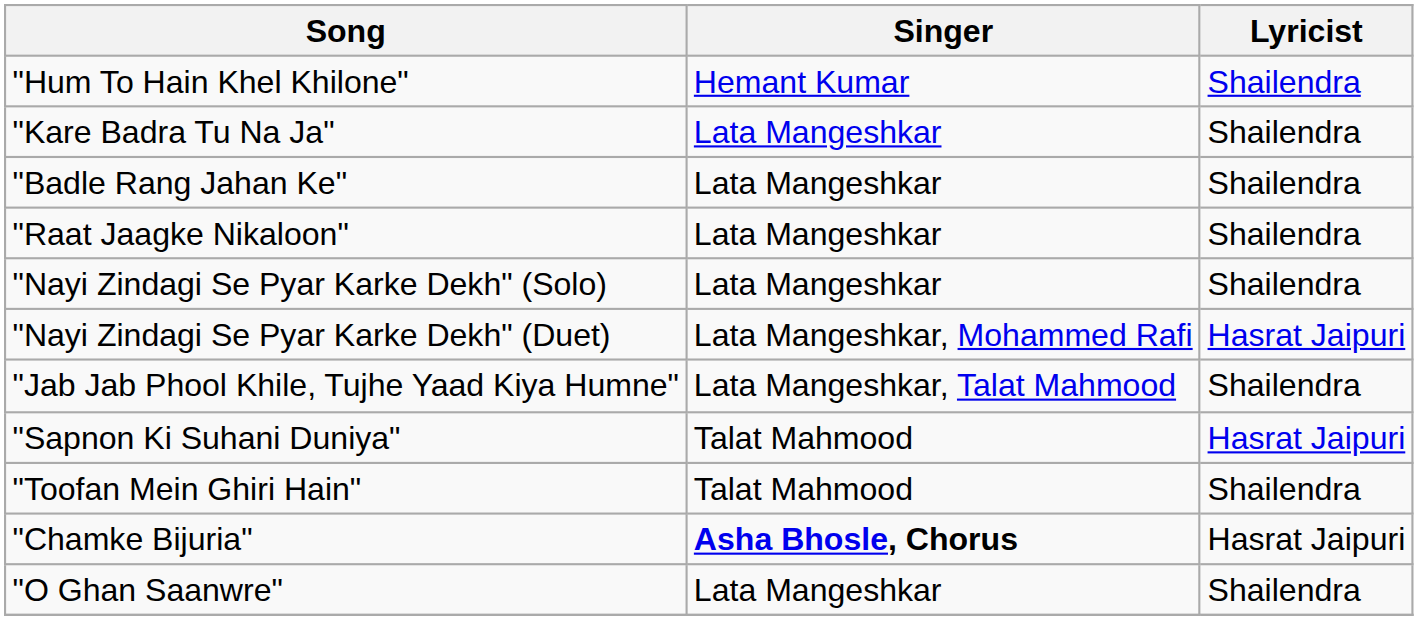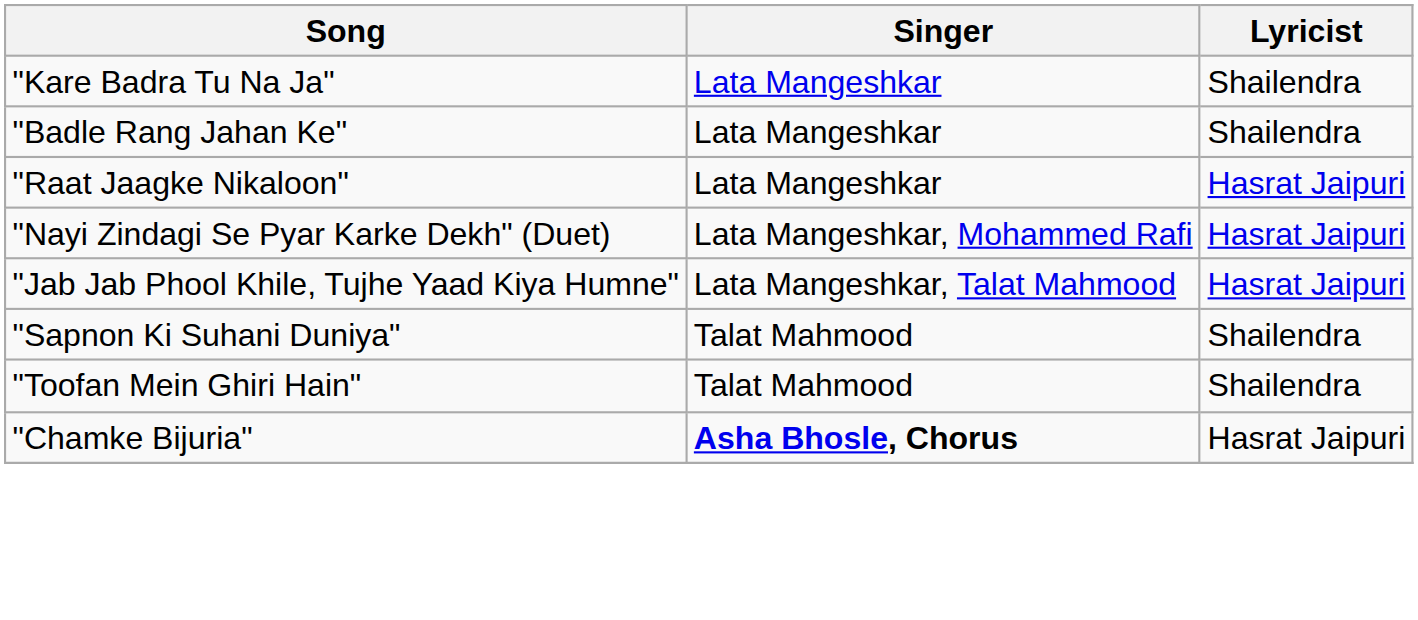- row: (211, 81)
(1284, 234) Shailendra -> (1306, 183) Hasrat Jaipuri
- row: (310, 284)
(1284, 386) Shailendra -> (1306, 284) Hasrat Jaipuri
(1306, 437) Hasrat Jaipuri -> (1284, 335) Shailendra
- row: (148, 589)
